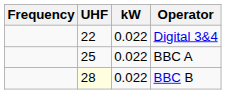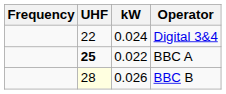(131, 36) 0.022 -> (131, 36) 0.024
(88, 57) normal -> (88, 57) bold
(131, 78) 0.022 -> (131, 78) 0.026
